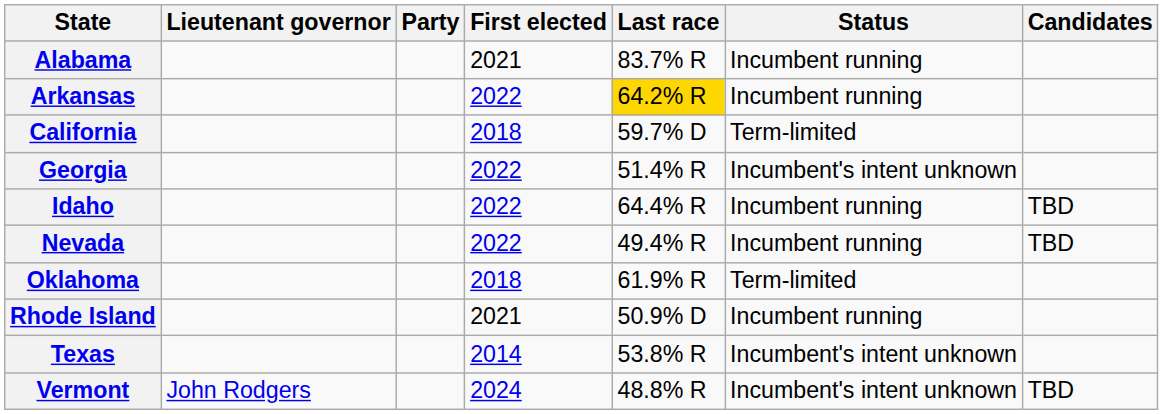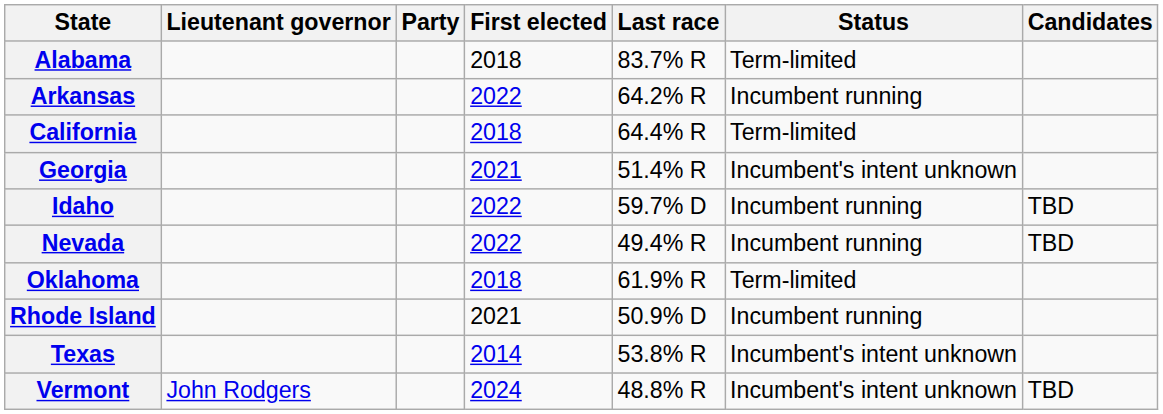(496, 59) 2021 -> (496, 59) 2018
(826, 59) Incumbent running -> (793, 59) Term-limited
(662, 96) gold background -> (662, 96) no background
(662, 133) 59.7% D -> (662, 133) 64.4% R
(496, 170) 2022 -> (496, 170) 2021
(662, 206) 64.4% R -> (662, 206) 59.7% D
